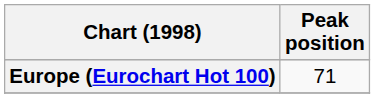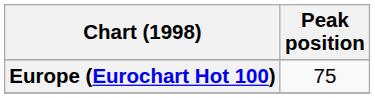(325, 76) 71 -> (325, 76) 75
